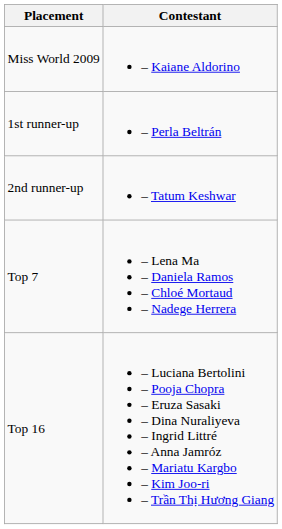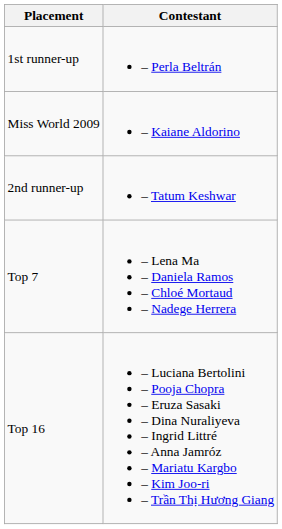rows swapped: (54, 59) <-> (43, 123)
